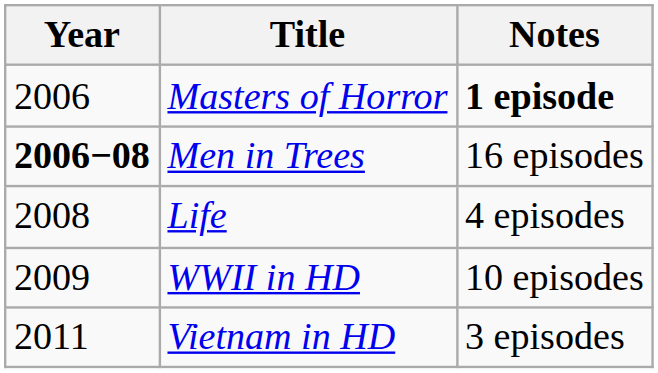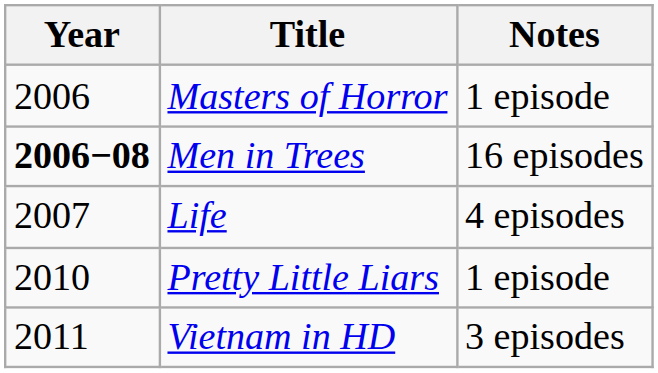(540, 95) bold -> (537, 95) normal
(52, 215) 2008 -> (52, 215) 2007
- row: (264, 276)
+ row: (303, 276)
